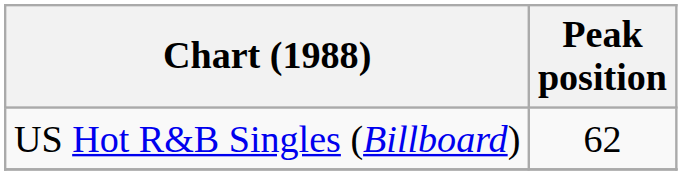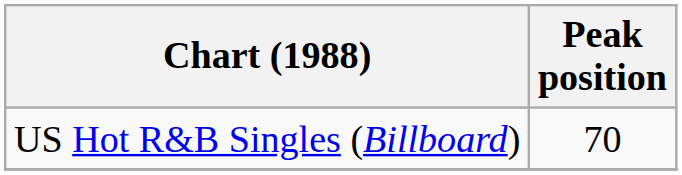(602, 137) 62 -> (602, 137) 70
